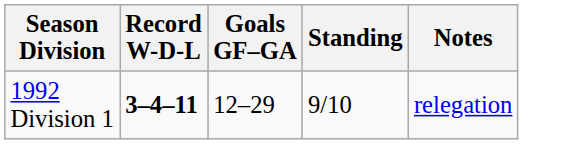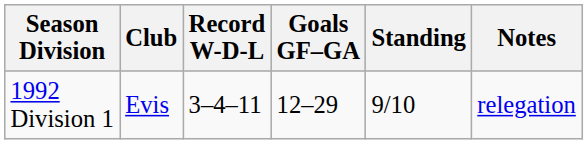+ column: (151, 37)
(161, 104) bold -> (225, 104) normal
